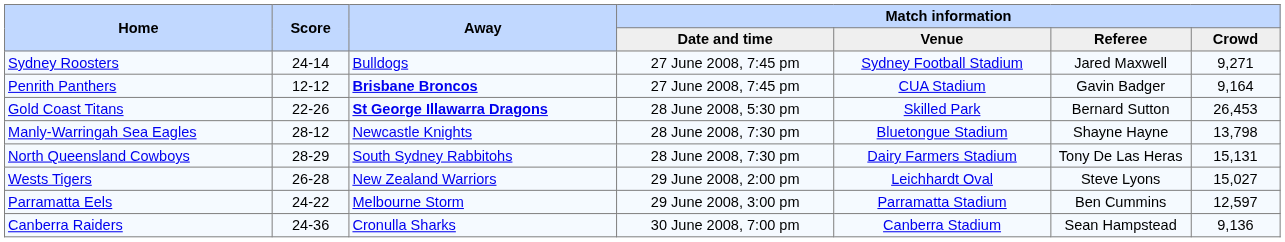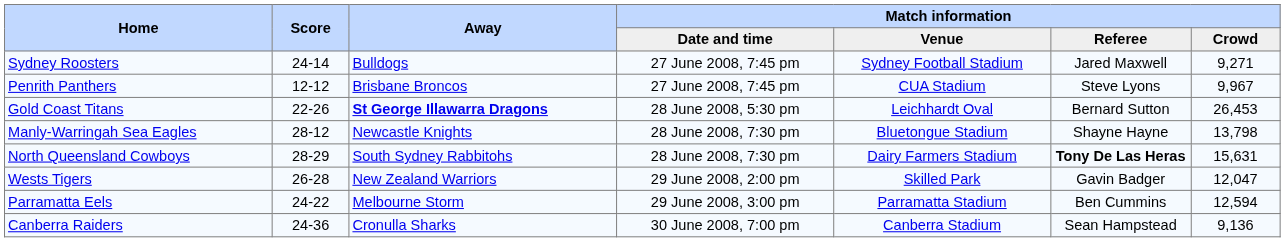(415, 86) bold -> (410, 86) normal
(1121, 86) Gavin Badger -> (1121, 86) Steve Lyons
(1235, 86) 9,164 -> (1235, 86) 9,967
(942, 109) Skilled Park -> (942, 109) Leichhardt Oval
(1121, 156) normal -> (1121, 156) bold
(1235, 156) 15,131 -> (1235, 156) 15,631
(942, 179) Leichhardt Oval -> (942, 179) Skilled Park
(1121, 179) Steve Lyons -> (1121, 179) Gavin Badger
(1235, 179) 15,027 -> (1235, 179) 12,047
(1235, 202) 12,597 -> (1235, 202) 12,594
